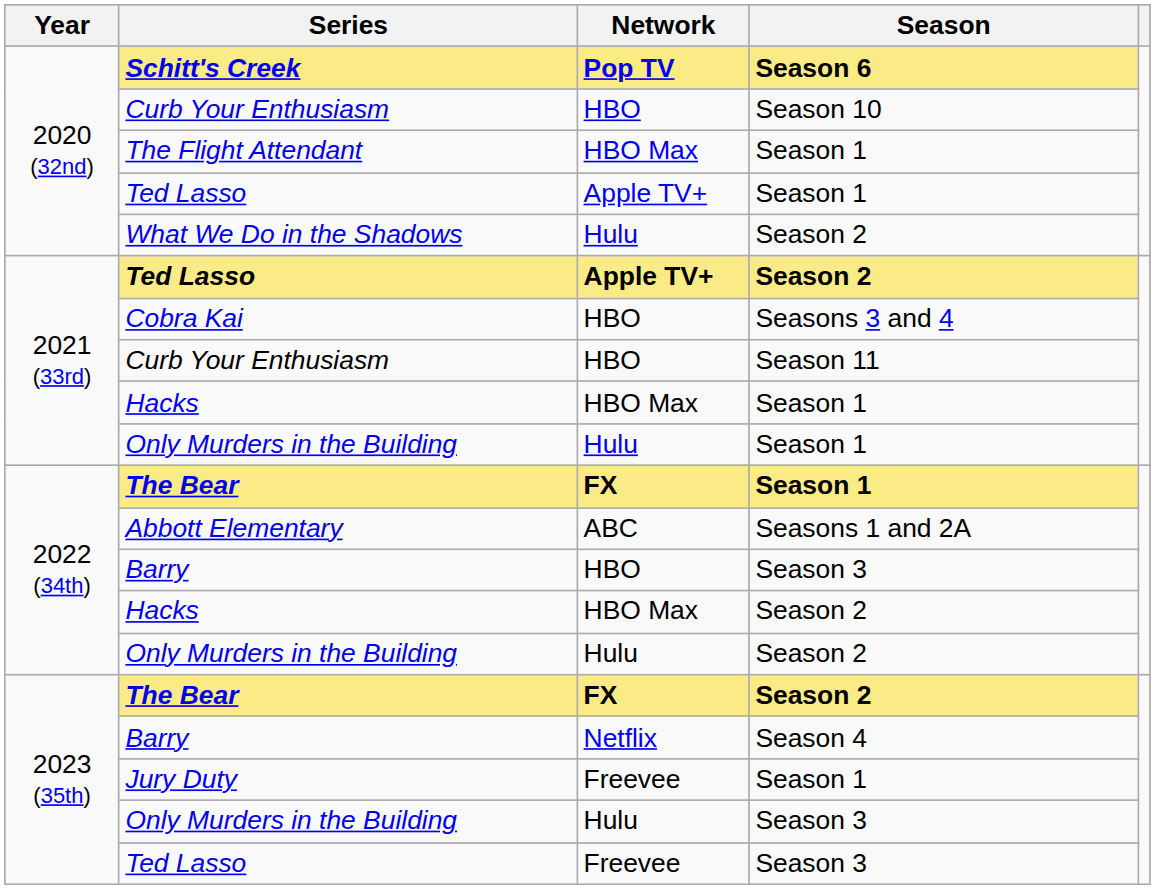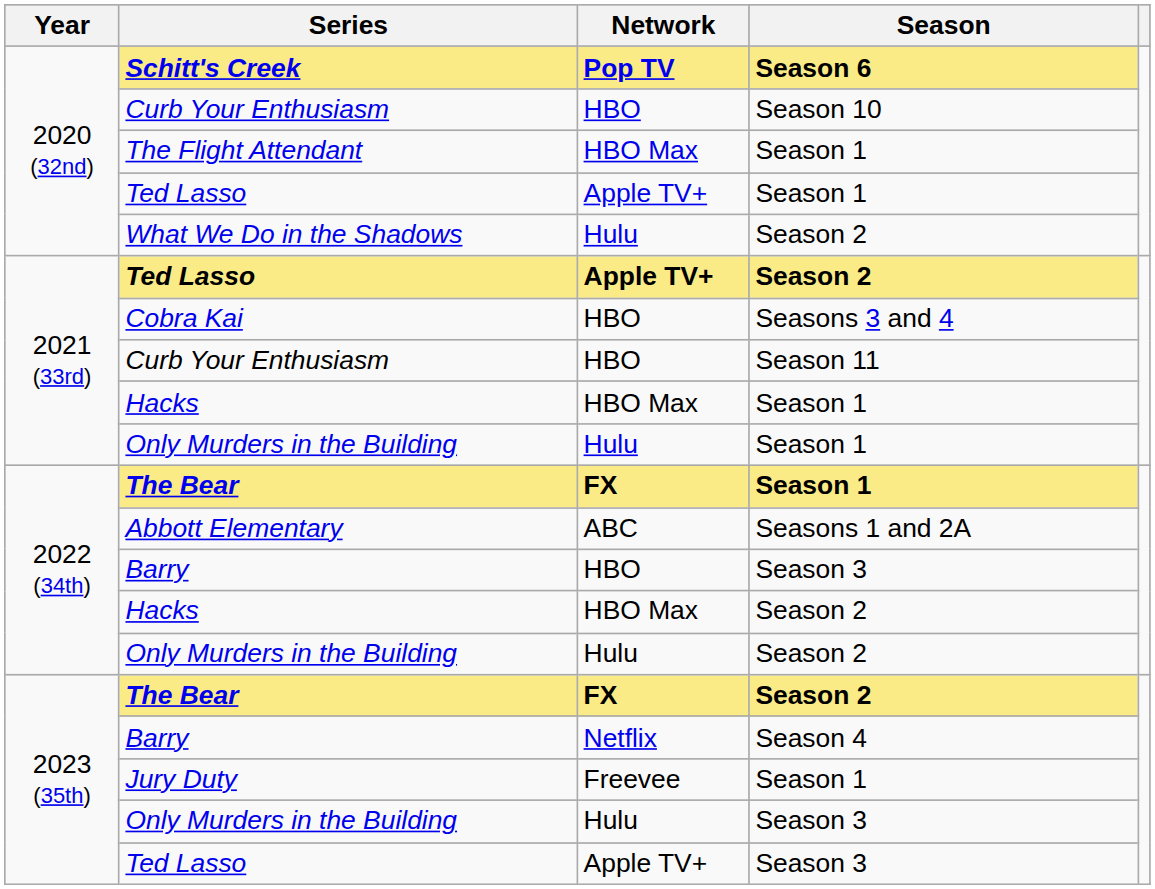(632, 862) Freevee -> (645, 862) Apple TV+
